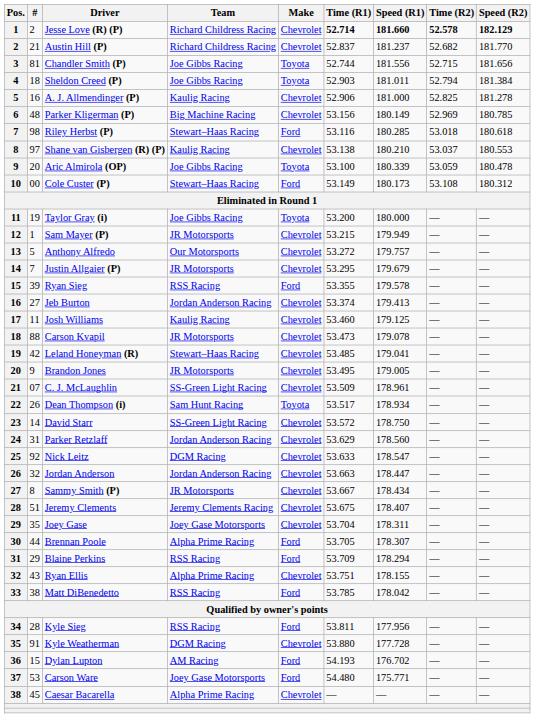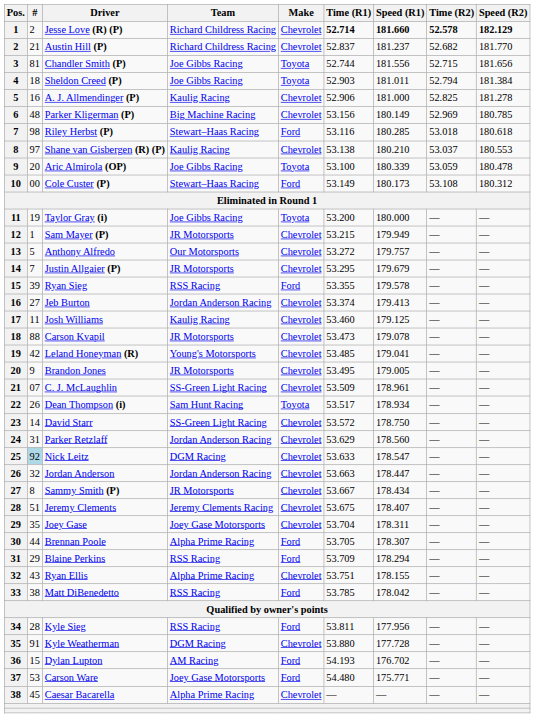(214, 354) Stewart–Haas Racing -> (213, 354) Young's Motorsports
(35, 456) no background -> (35, 456) lightblue background
